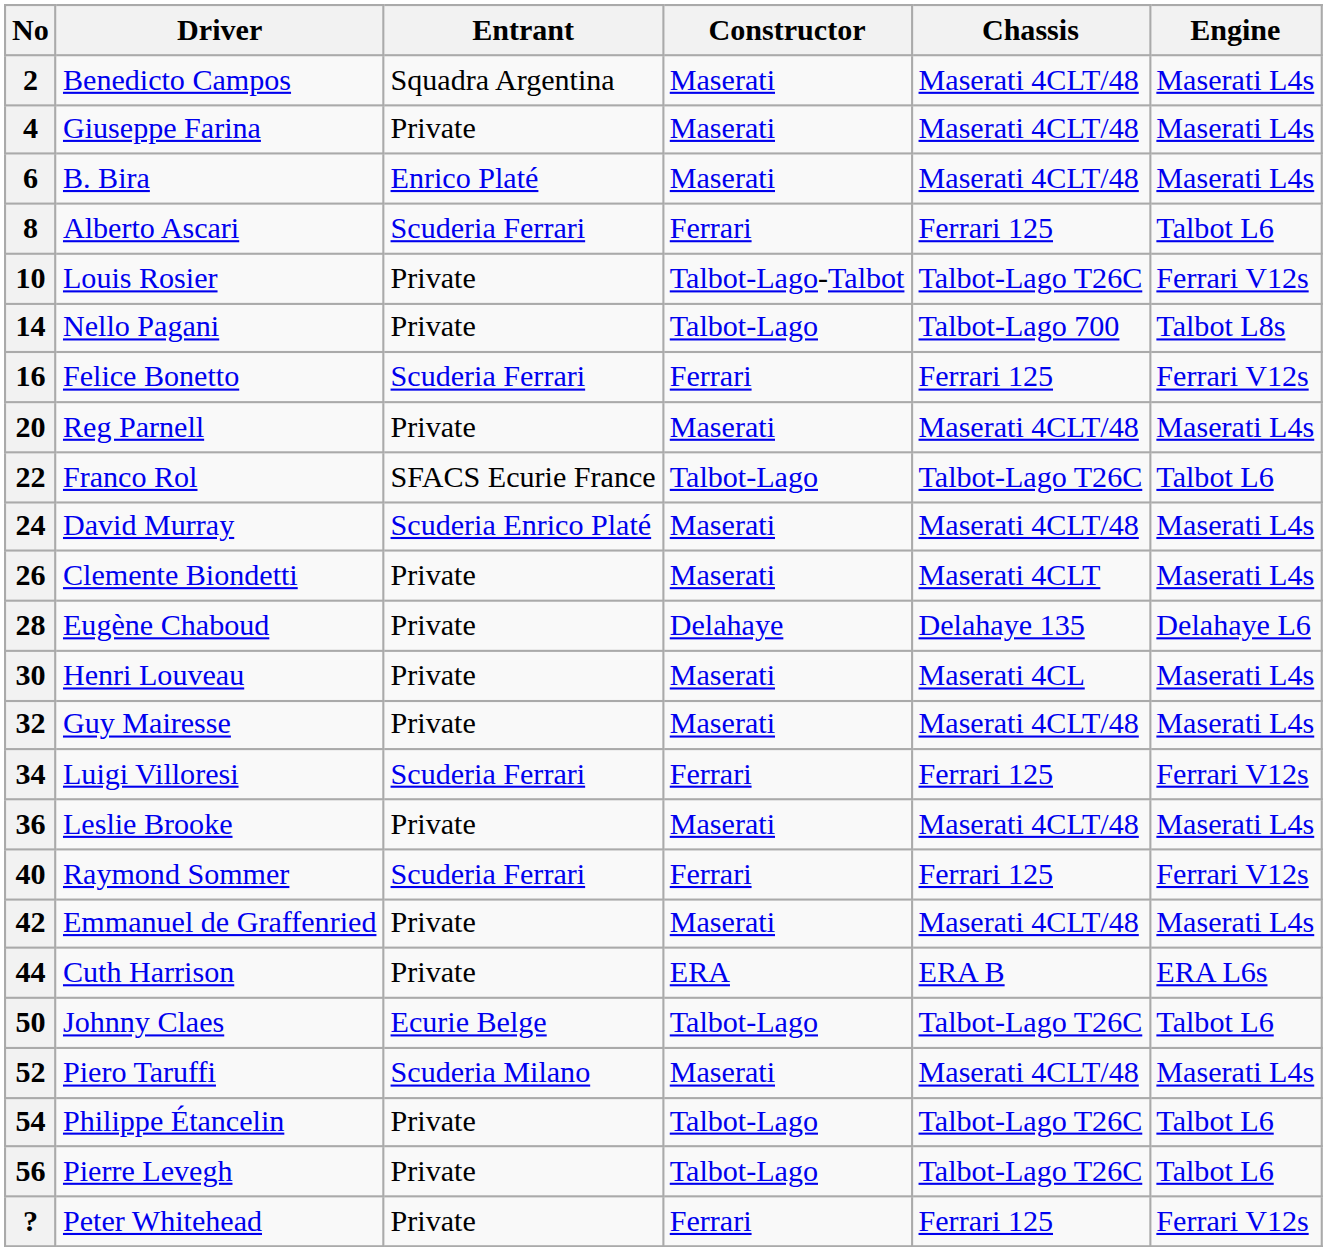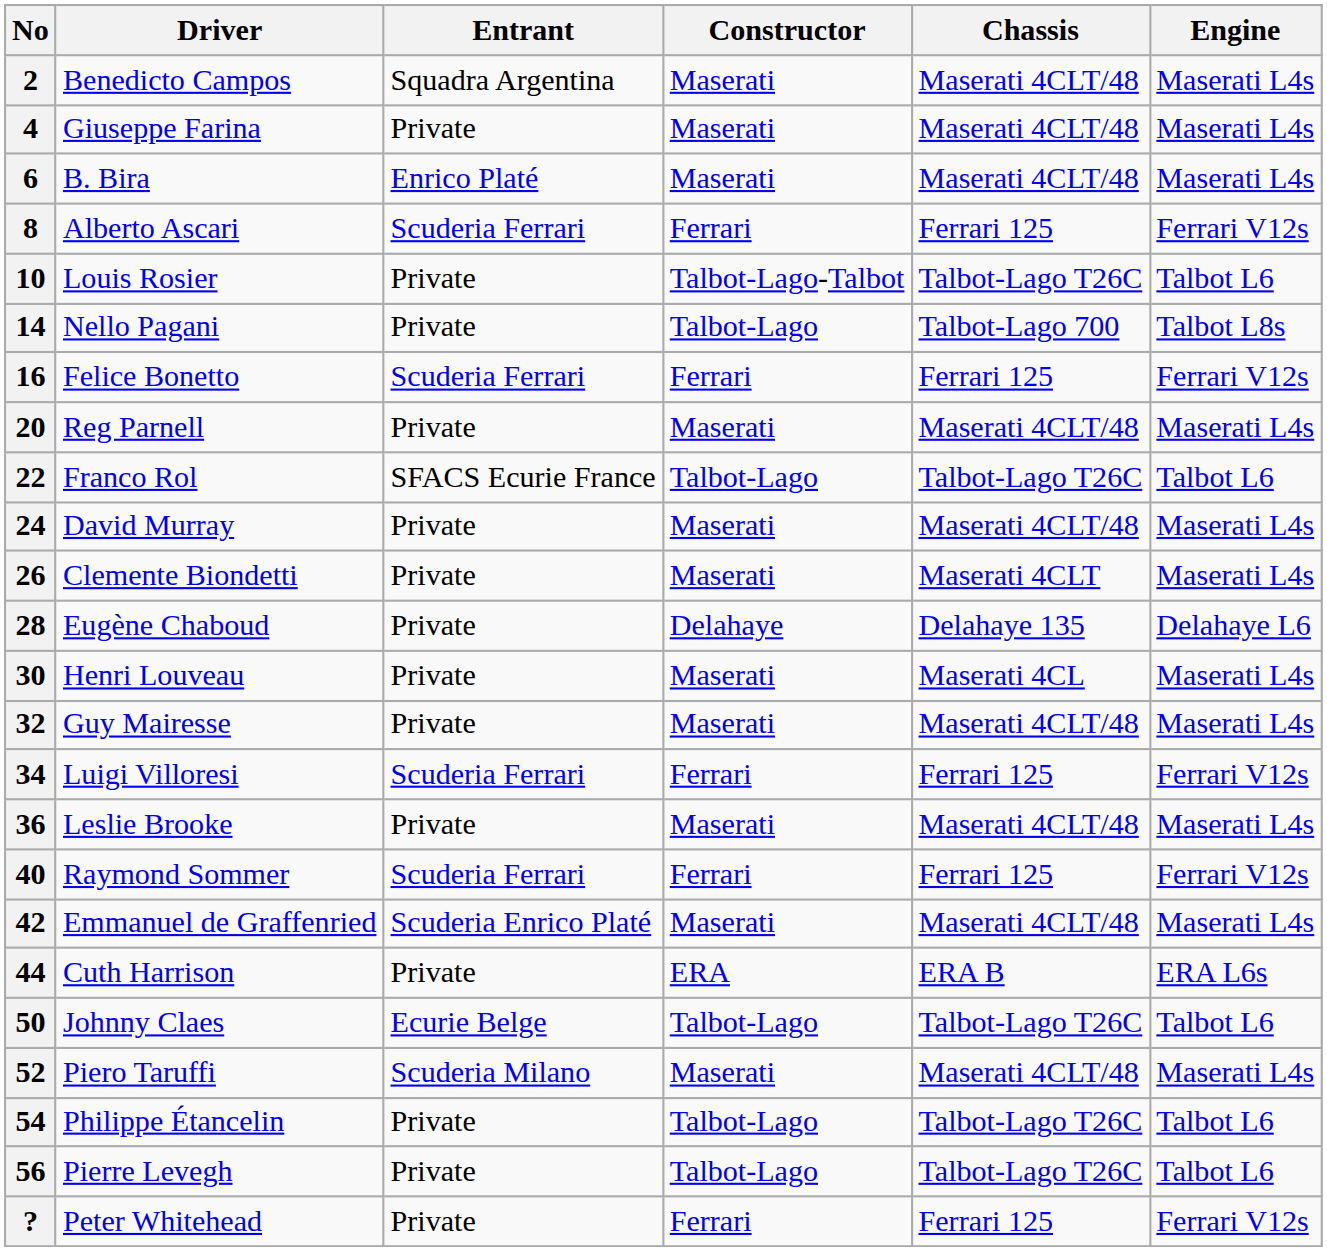(1215, 228) Talbot L6 -> (1233, 228) Ferrari V12s
(1233, 277) Ferrari V12s -> (1215, 277) Talbot L6
(521, 526) Scuderia Enrico Platé -> (433, 526) Private
(433, 923) Private -> (521, 923) Scuderia Enrico Platé
